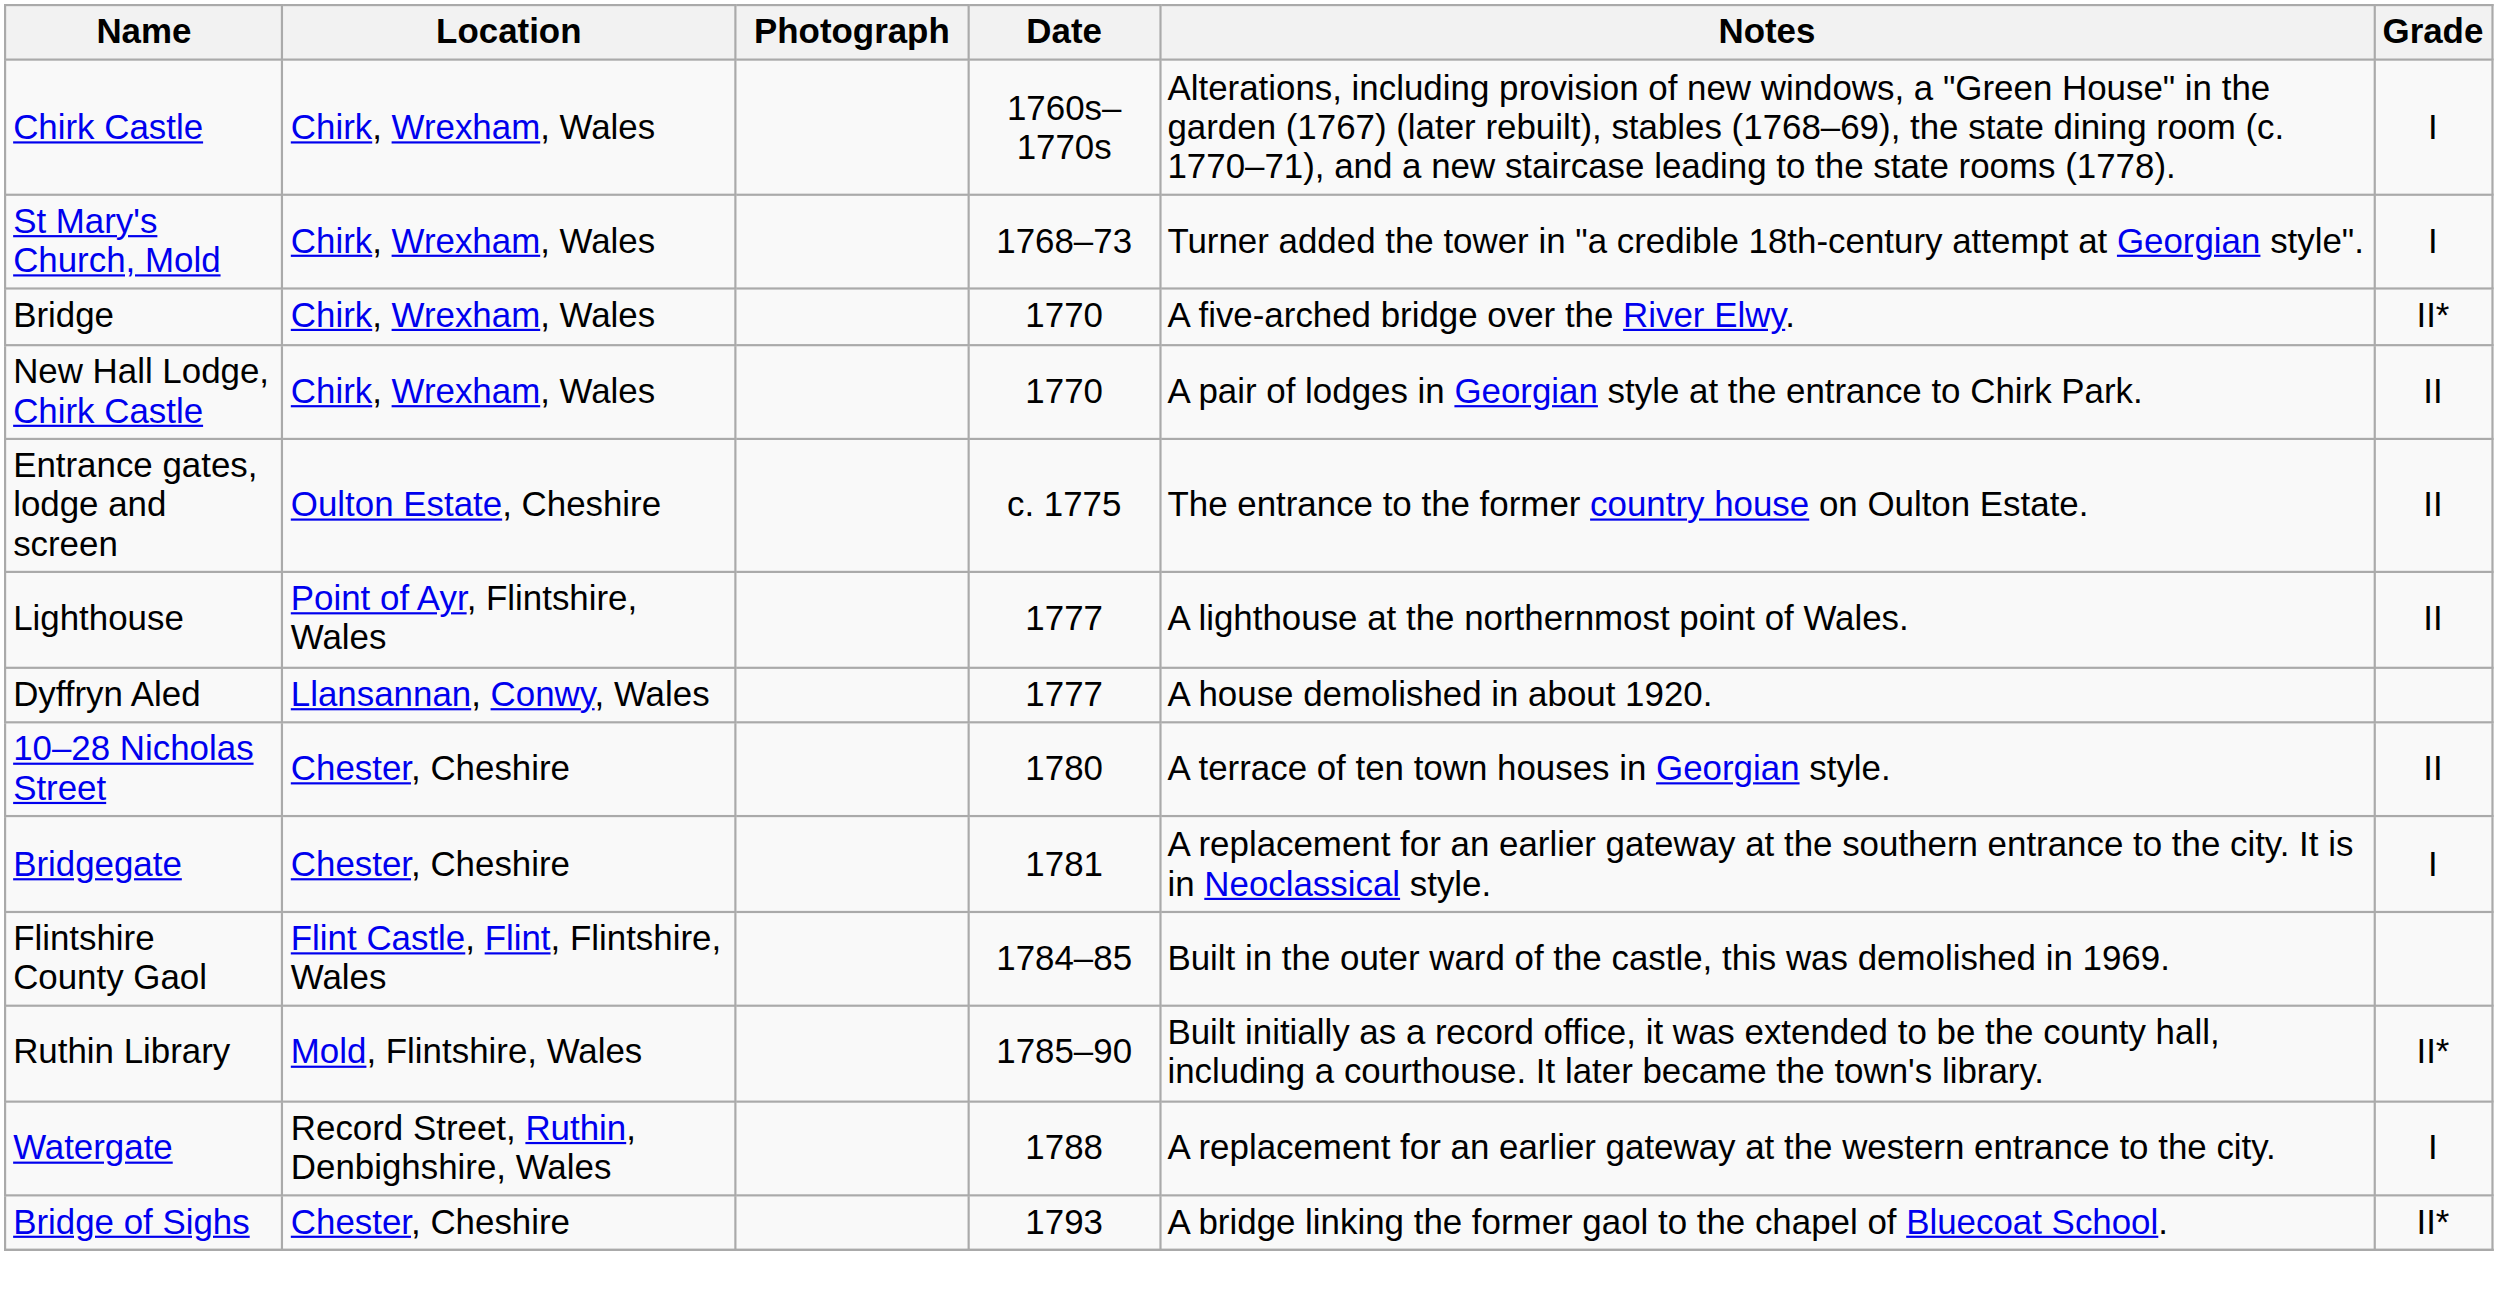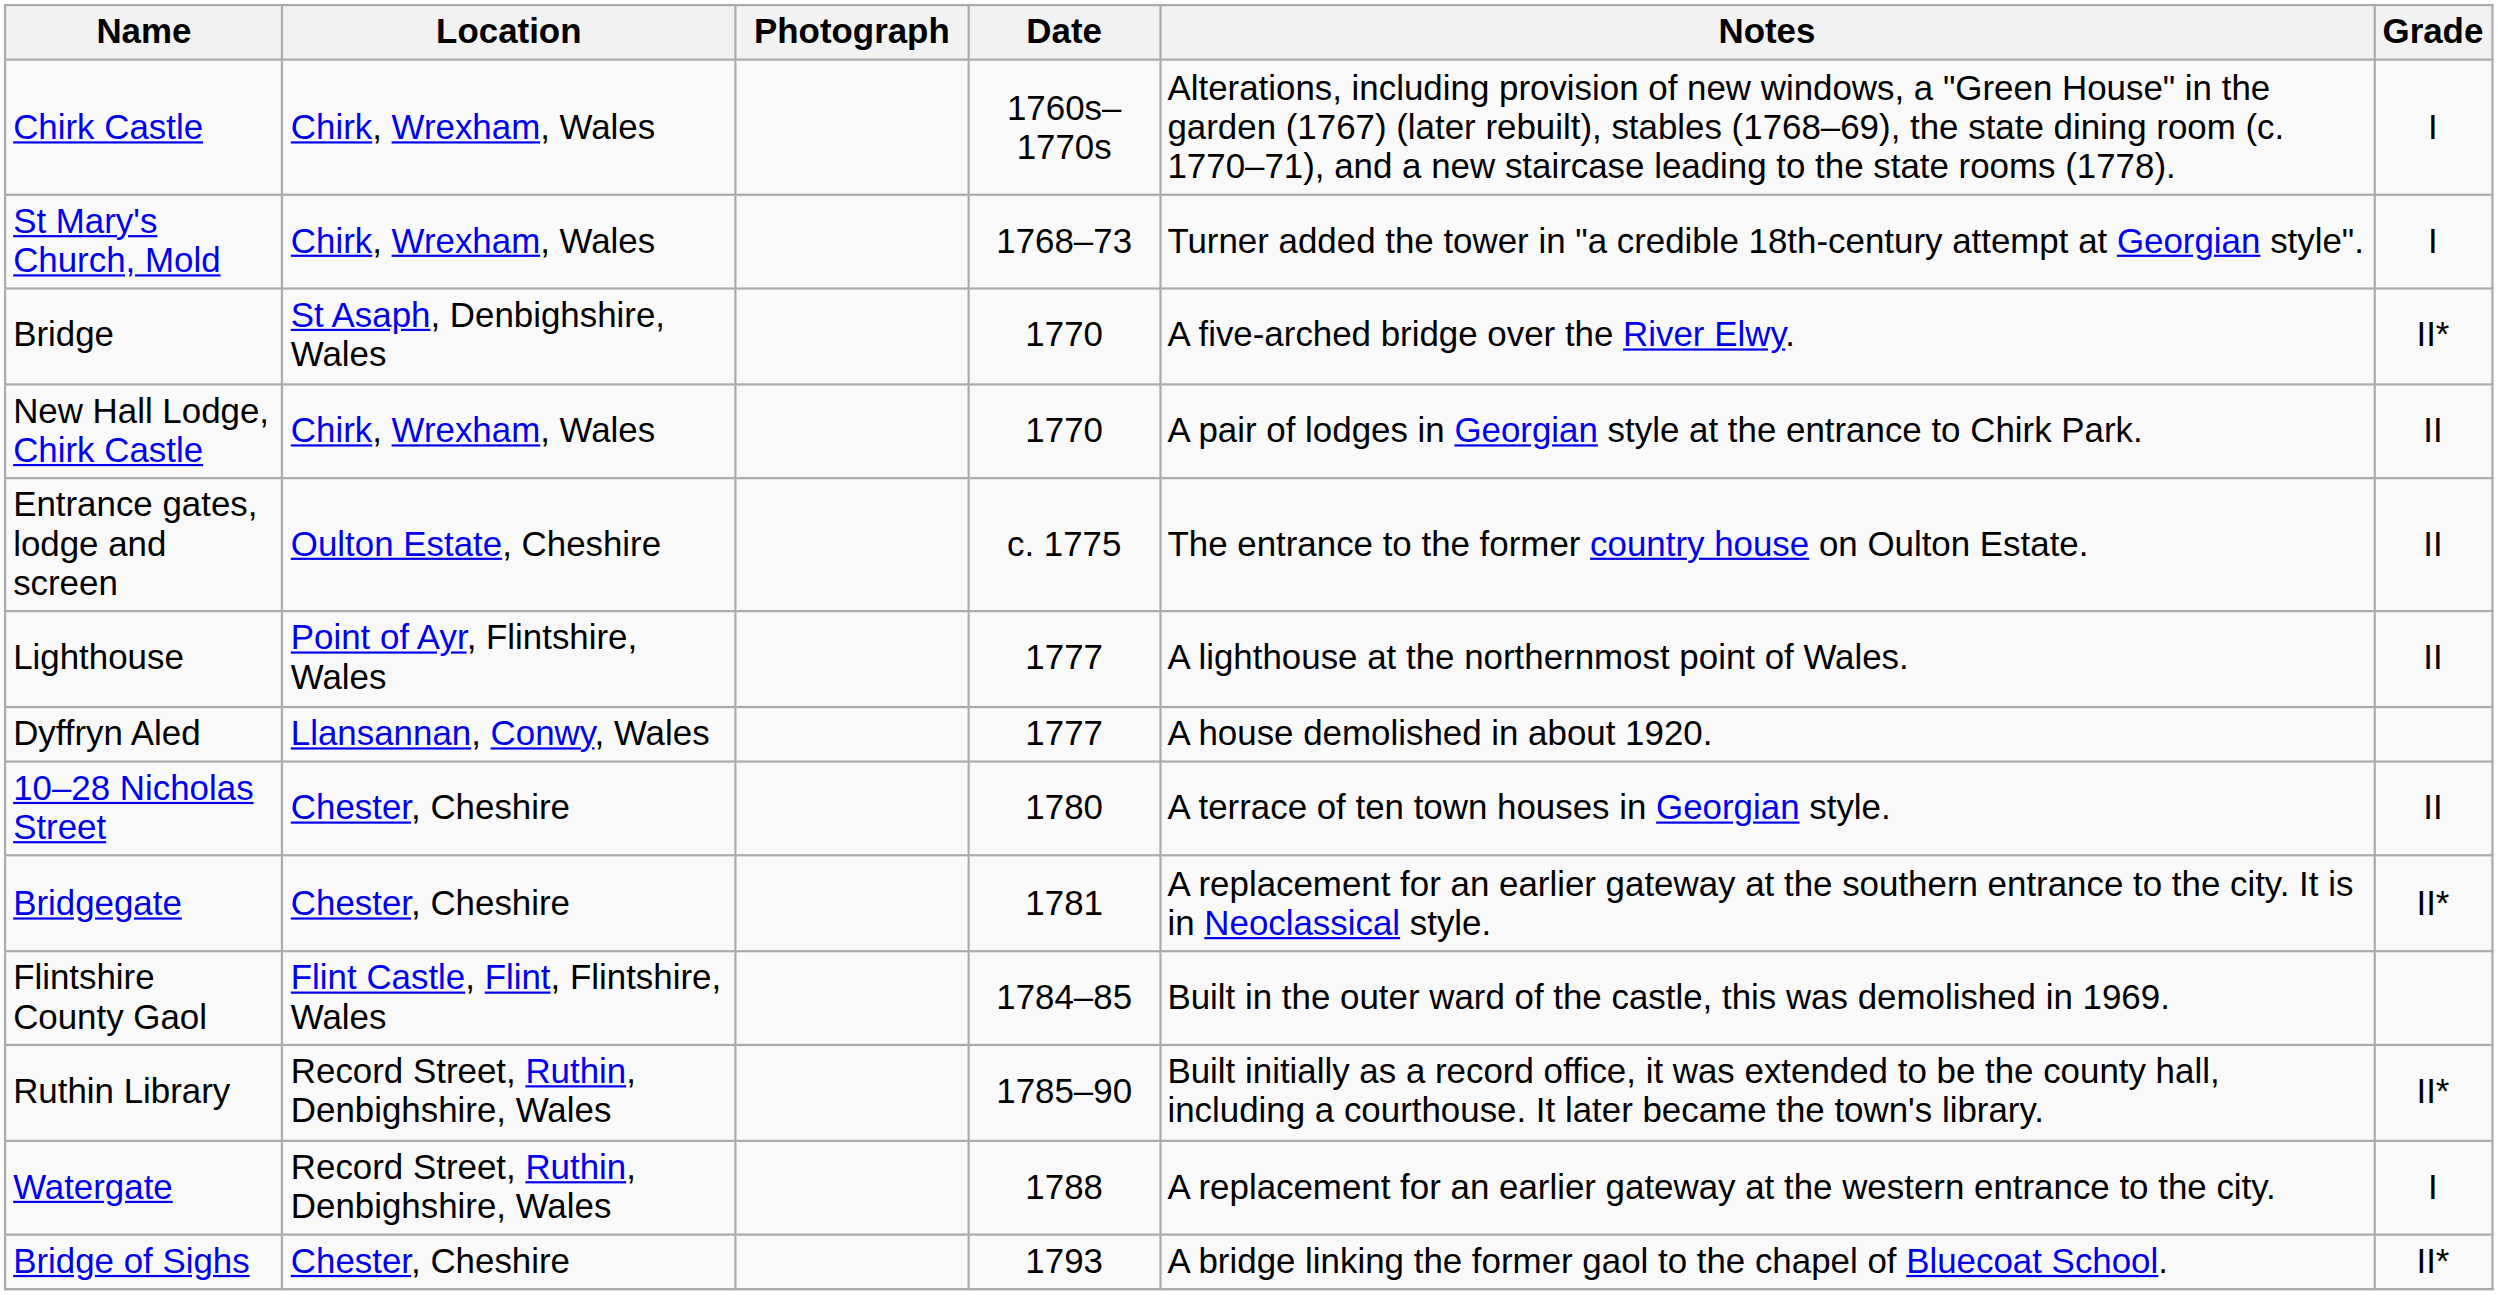(473, 315) Chirk, Wrexham, Wales -> (478, 335) St Asaph, Denbighshire, Wales
(2433, 863) I -> (2433, 902) II*
(467, 1052) Mold, Flintshire, Wales -> (463, 1091) Record Street, Ruthin, Denbighshire, Wales
